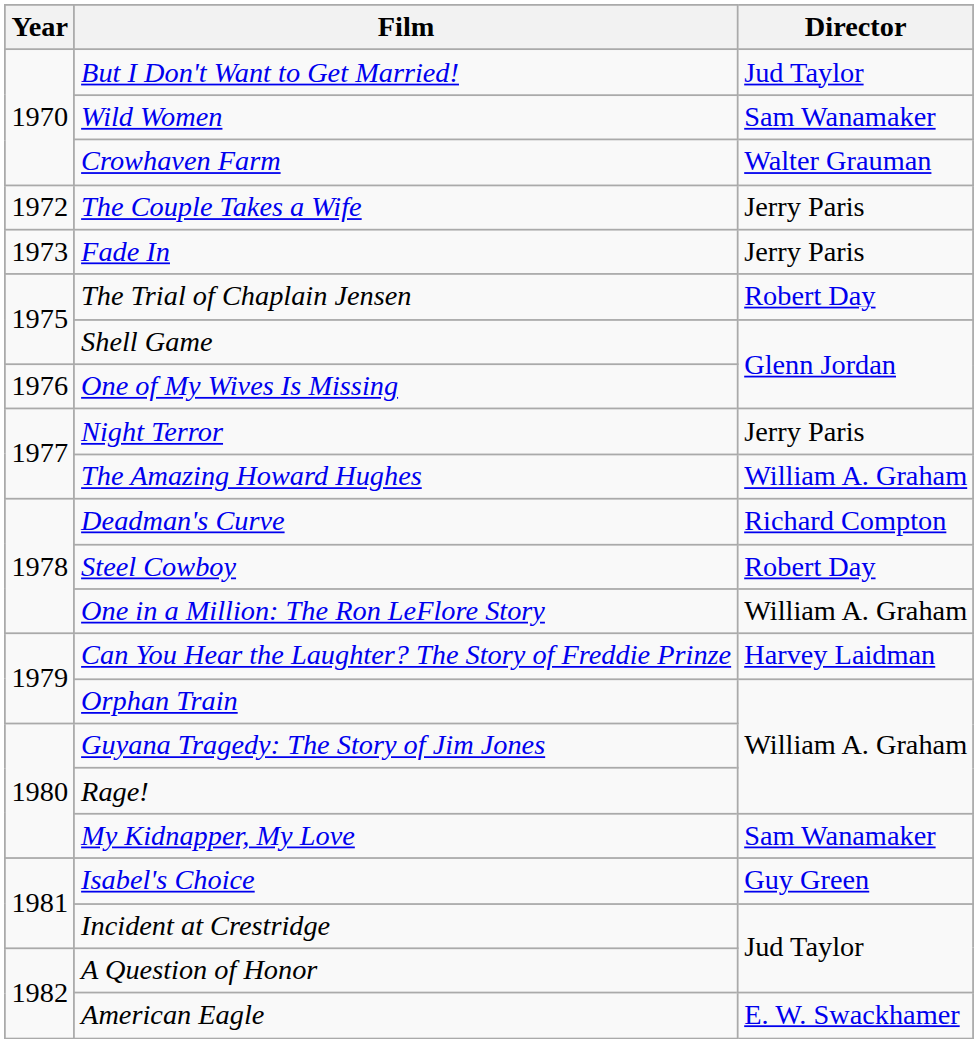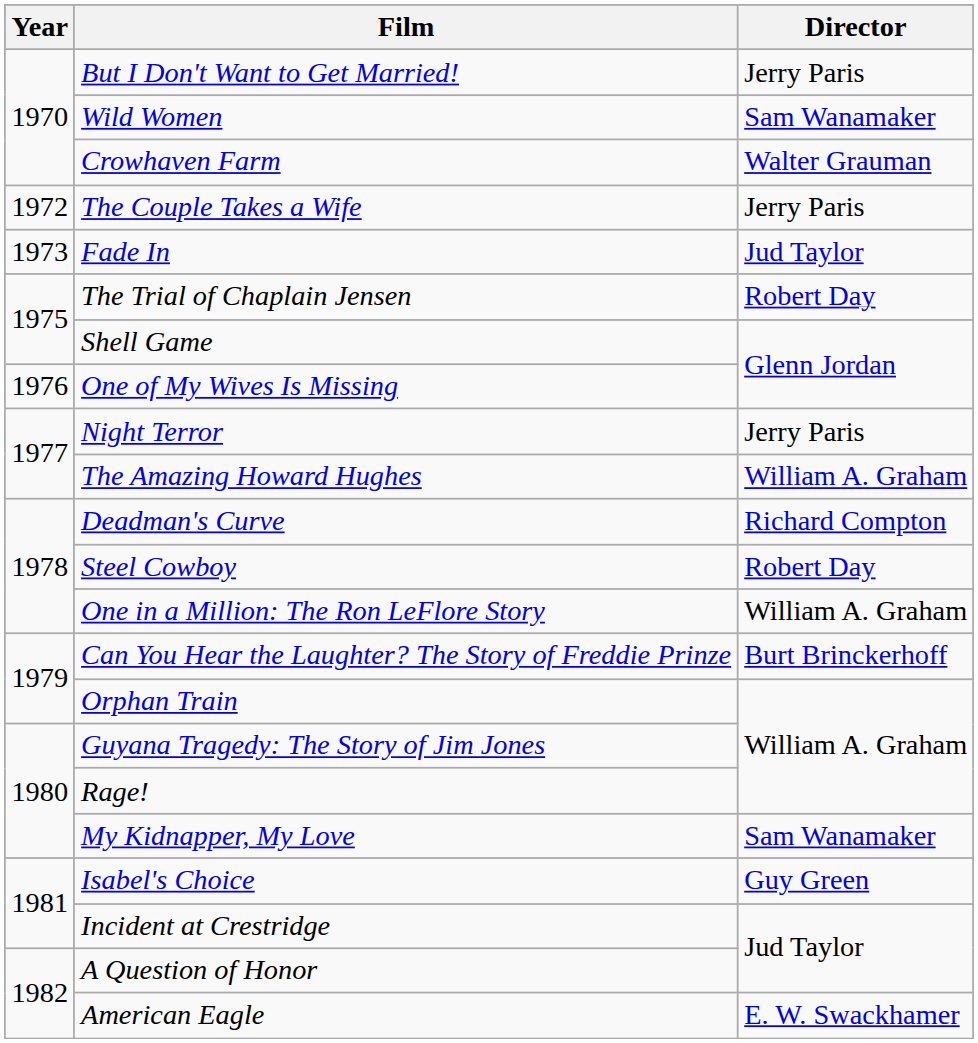(804, 71) Jud Taylor -> (804, 71) Jerry Paris
(804, 251) Jerry Paris -> (804, 251) Jud Taylor
(840, 655) Harvey Laidman -> (846, 655) Burt Brinckerhoff
